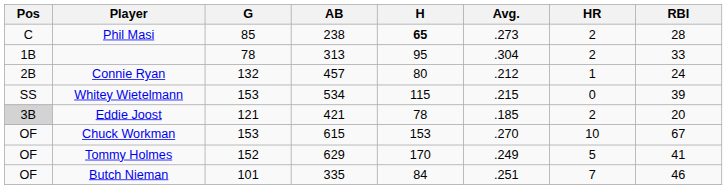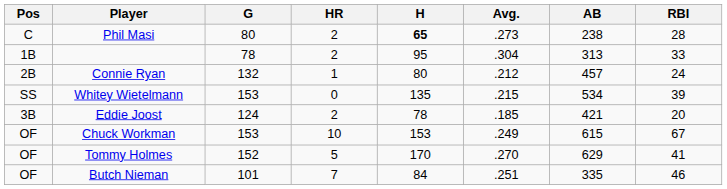columns swapped: (334, 14) <-> (592, 14)
(248, 34) 85 -> (248, 34) 80
(420, 94) 115 -> (420, 94) 135
(28, 114) lightgrey background -> (28, 114) no background
(248, 114) 121 -> (248, 114) 124
(506, 134) .270 -> (506, 134) .249
(506, 154) .249 -> (506, 154) .270
